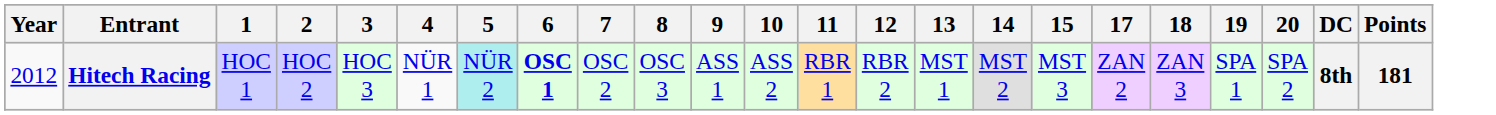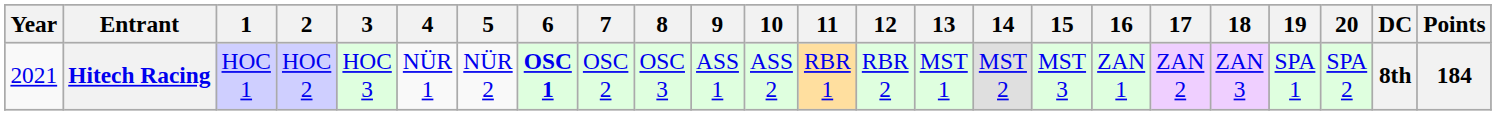+ column: (1121, 23)
(34, 75) 2012 -> (34, 75) 2021
(488, 75) paleturquoise background -> (488, 75) no background
(1395, 75) 181 -> (1454, 75) 184
